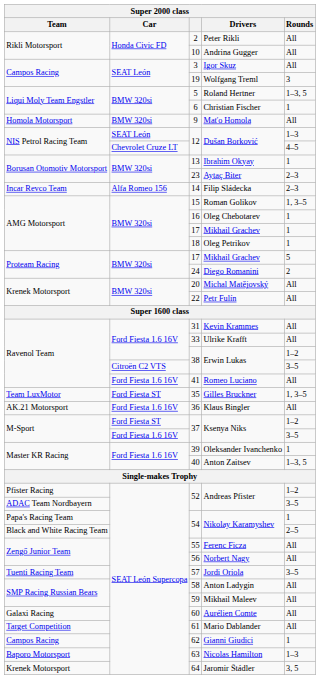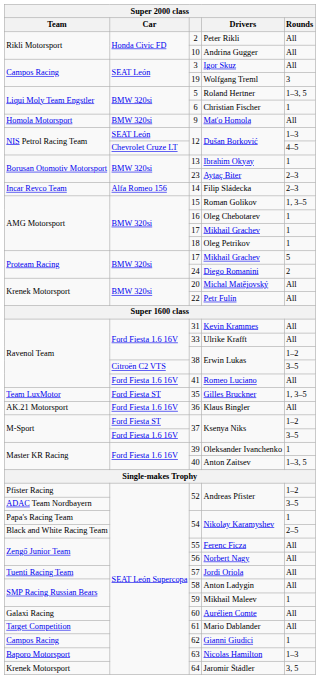(292, 572) 3–5 -> (291, 572) All
(291, 599) All -> (288, 599) 1
